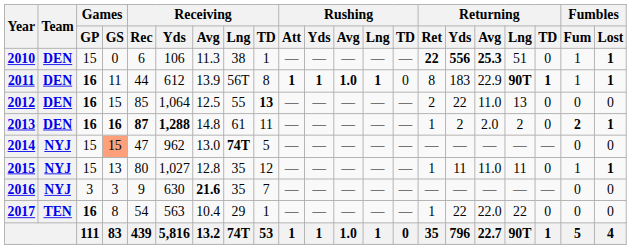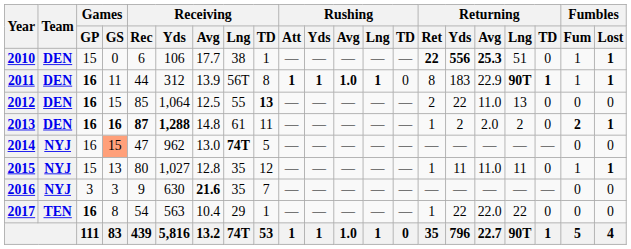(208, 59) 11.3 -> (208, 59) 17.7
(174, 80) 612 -> (174, 80) 312
(90, 146) 15 -> (90, 146) 16
